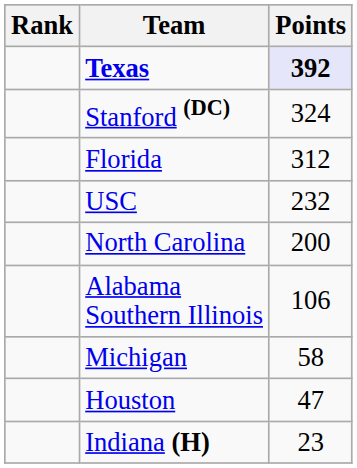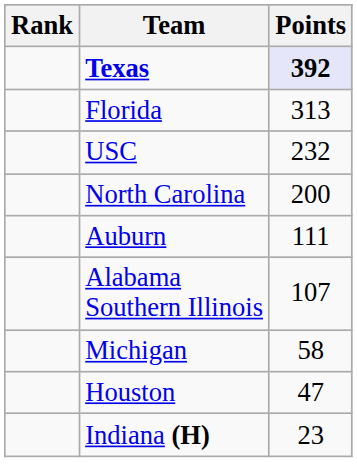- row: (158, 113)
(311, 159) 312 -> (311, 109) 313
+ row: (126, 236)
(311, 300) 106 -> (311, 293) 107
